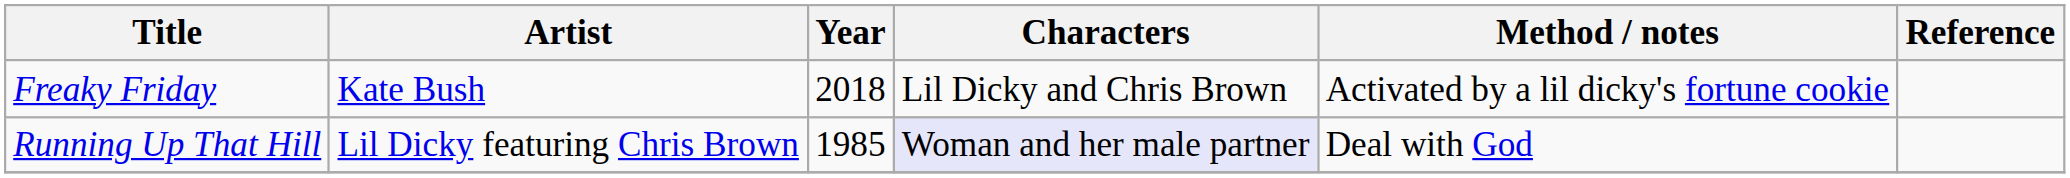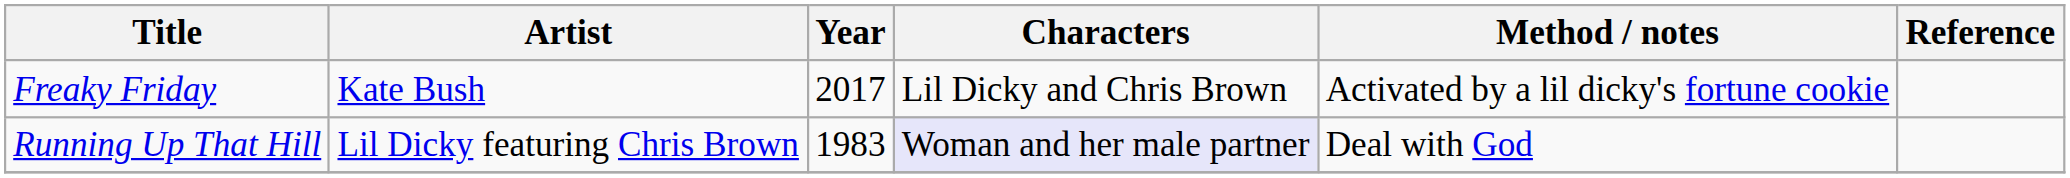(850, 88) 2018 -> (850, 88) 2017
(850, 144) 1985 -> (850, 144) 1983
